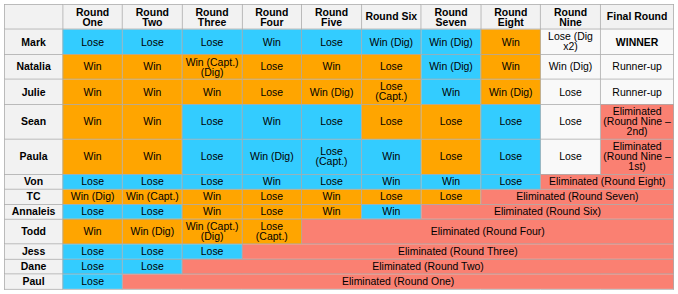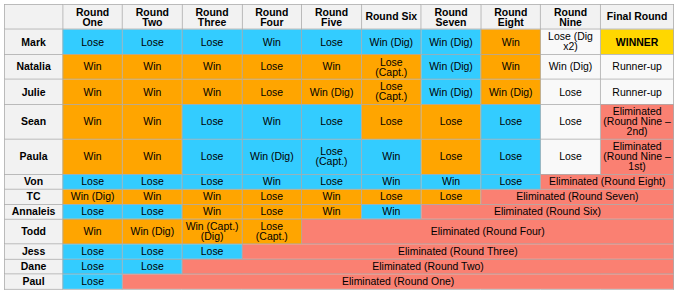(637, 41) no background -> (637, 41) gold background
(212, 66) Win (Capt.)(Dig) -> (212, 66) Win
(391, 66) Lose -> (391, 66) Lose (Capt.)
(451, 91) Win -> (451, 91) Win (Dig)
(152, 196) Win (Capt.) -> (152, 196) Win
